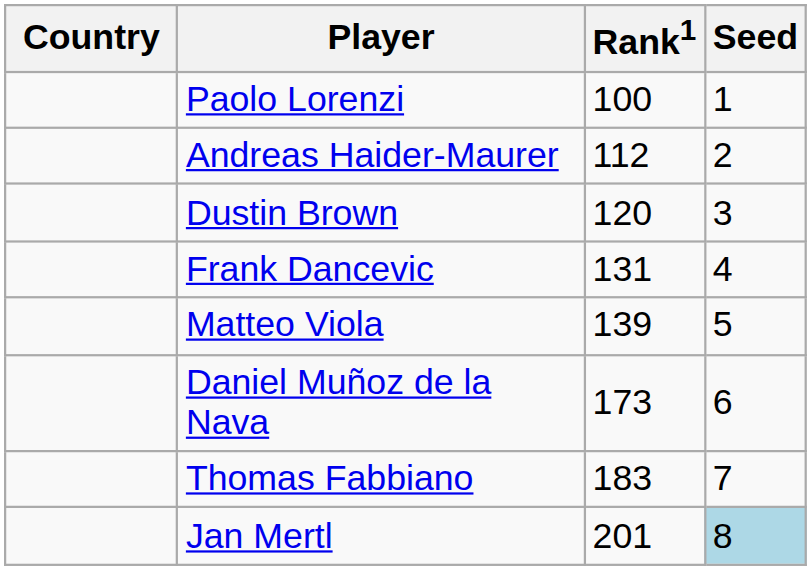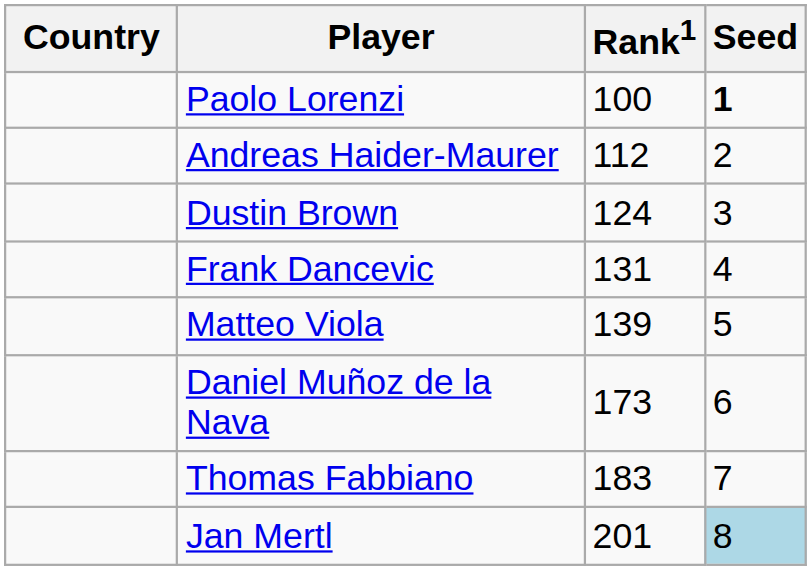(723, 99) normal -> (723, 99) bold
(622, 212) 120 -> (622, 212) 124
